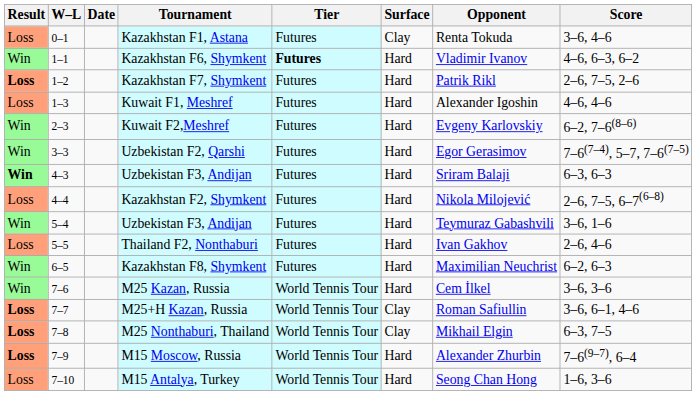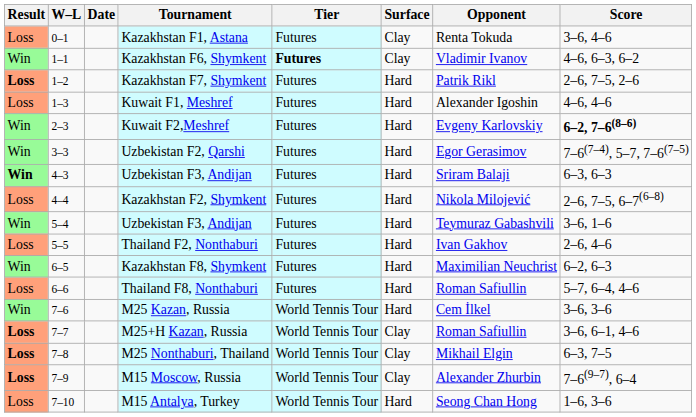(398, 59) Hard -> (397, 59) Clay
(600, 126) normal -> (600, 126) bold
+ row: (60, 289)
(398, 355) Hard -> (397, 377) Clay
